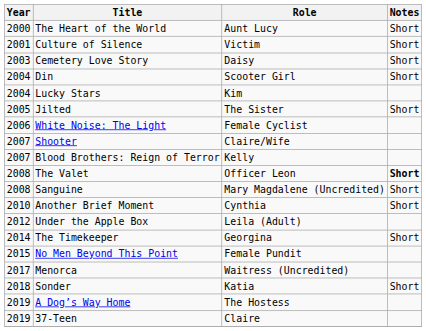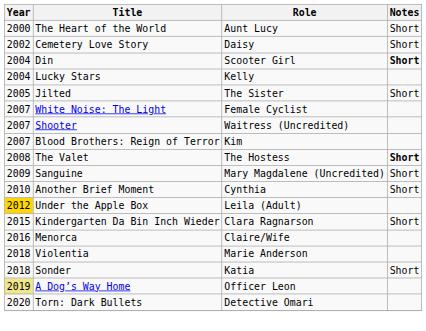- row: (89, 45)
(19, 61) 2003 -> (19, 45) 2002
(405, 77) normal -> (405, 61) bold
(233, 93) Kim -> (239, 77) Kelly
(19, 125) 2006 -> (19, 109) 2007
(257, 141) Claire/Wife -> (287, 125) Waitress (Uncredited)
(239, 157) Kelly -> (233, 141) Kim
(260, 173) Officer Leon -> (257, 157) The Hostess
(19, 190) 2008 -> (19, 173) 2009
(19, 222) no background -> (19, 206) gold background
- row: (77, 238)
- row: (107, 254)
+ row: (127, 222)
(19, 270) 2017 -> (19, 238) 2016
(287, 270) Waitress (Uncredited) -> (257, 238) Claire/Wife
+ row: (62, 254)
(19, 302) no background -> (19, 286) khaki background
(257, 302) The Hostess -> (260, 286) Officer Leon
- row: (56, 318)
+ row: (89, 302)
